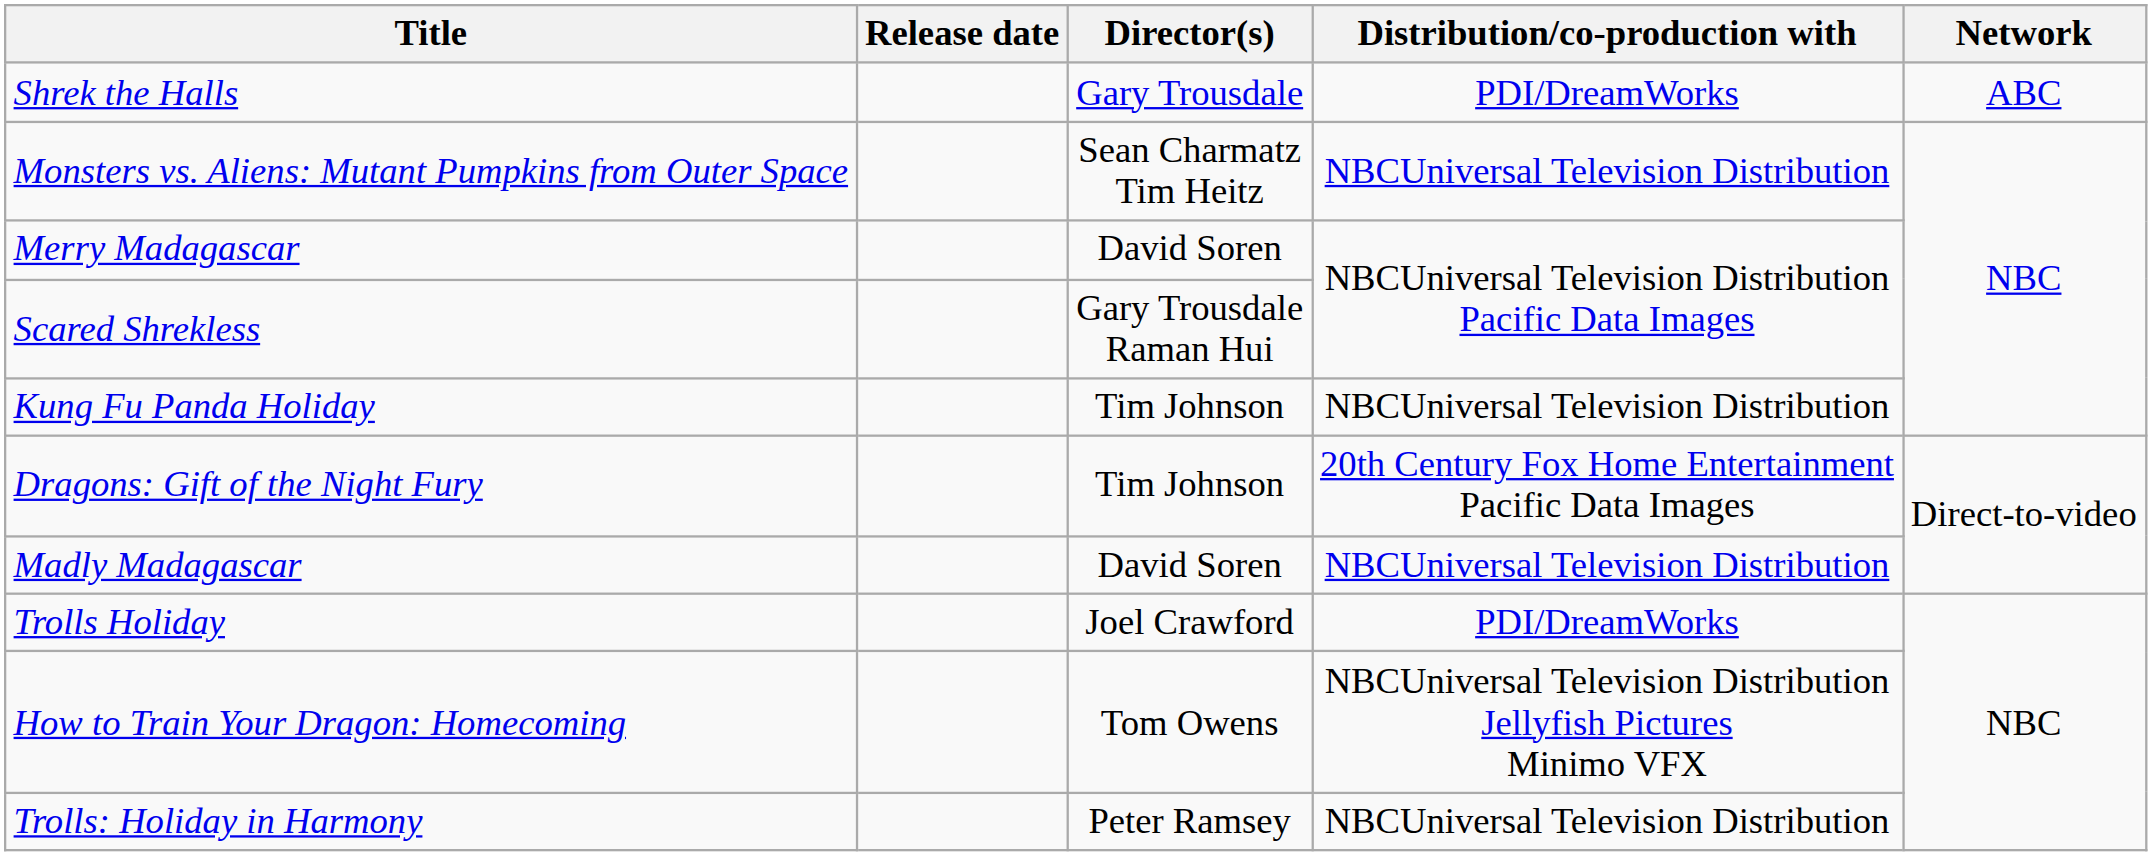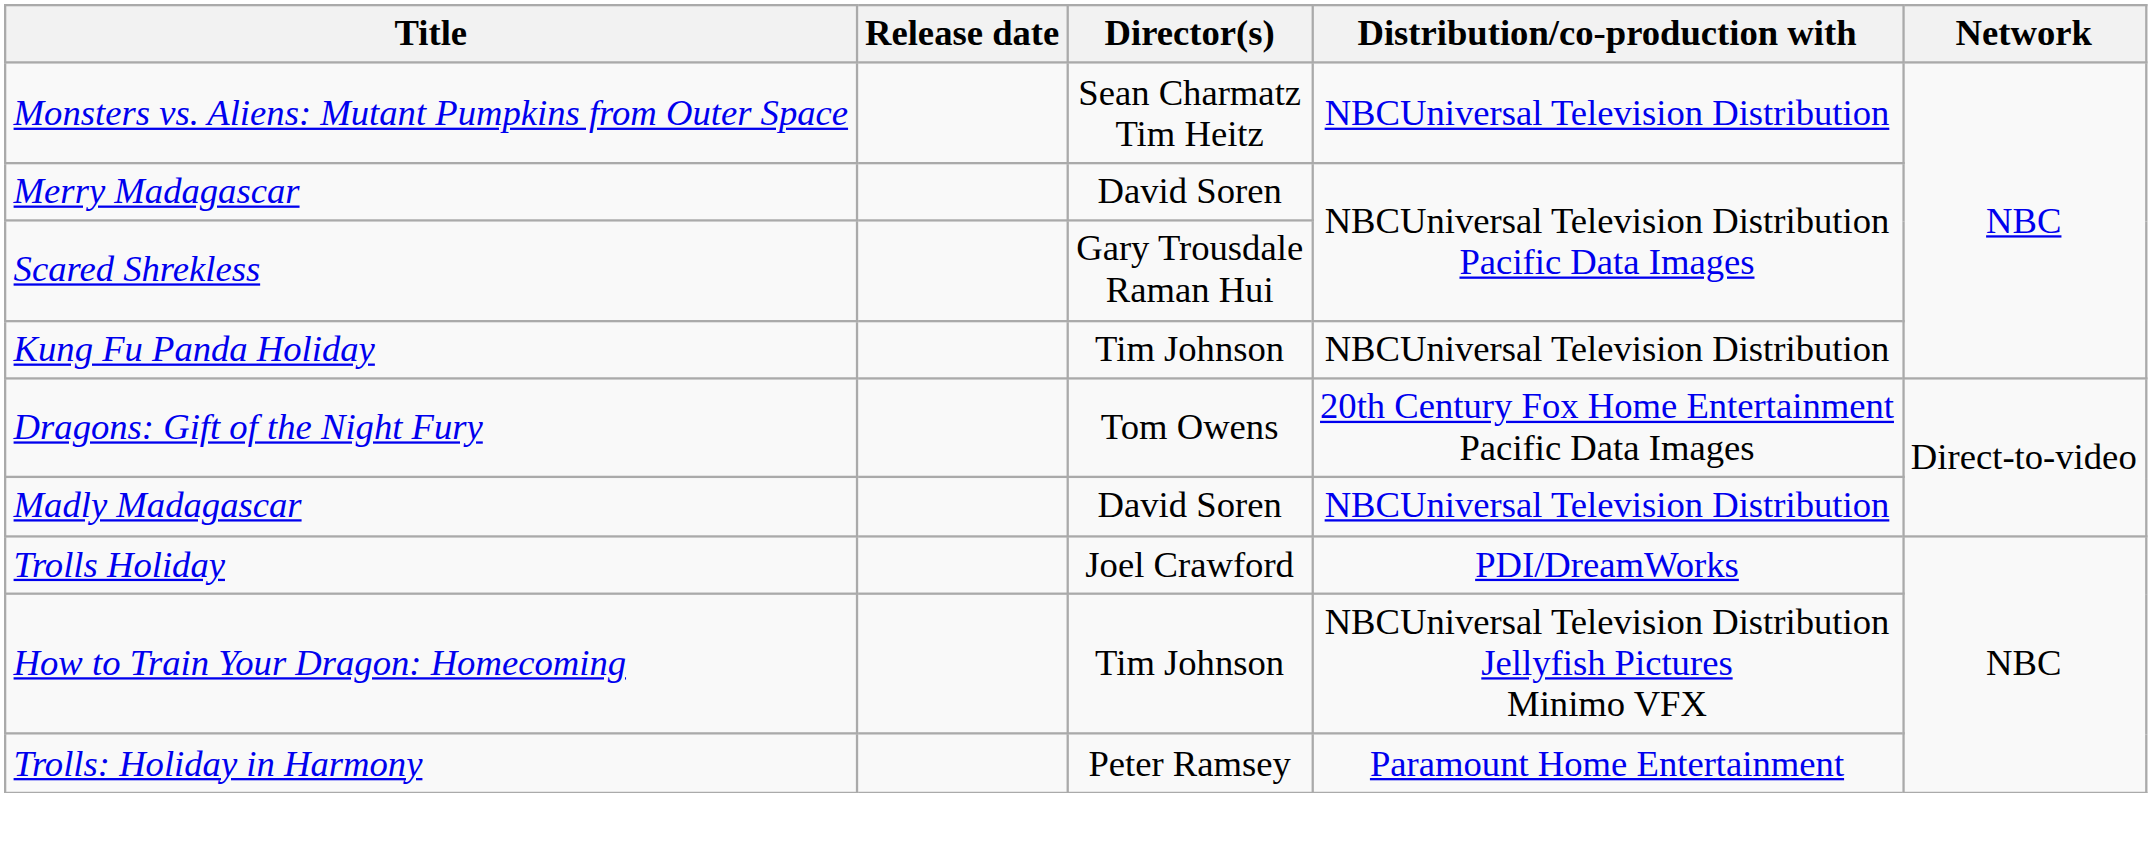- row: (126, 91)
(1190, 485) Tim Johnson -> (1190, 427) Tom Owens
(1190, 721) Tom Owens -> (1190, 663) Tim Johnson
(1607, 820) NBCUniversal Television Distribution -> (1607, 762) Paramount Home Entertainment
